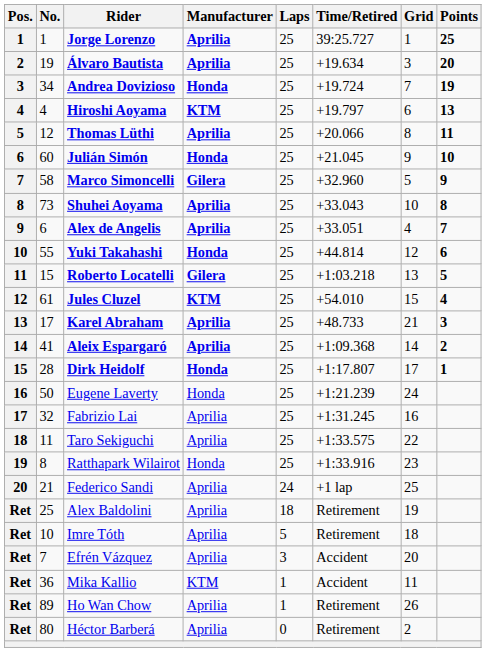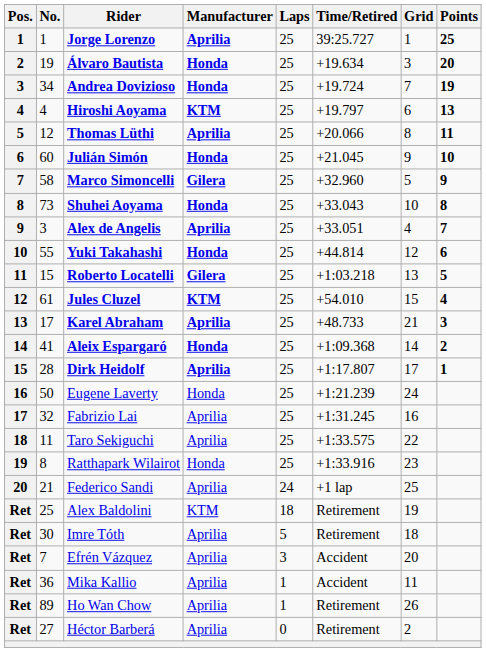(208, 63) Aprilia -> (207, 63) Honda
(208, 204) Aprilia -> (207, 204) Honda
(43, 228) 6 -> (43, 228) 3
(208, 346) Aprilia -> (207, 346) Honda
(207, 369) Honda -> (208, 369) Aprilia
(207, 511) Aprilia -> (203, 511) KTM
(47, 534) 10 -> (47, 534) 30
(203, 581) KTM -> (207, 581) Aprilia
(47, 628) 80 -> (47, 628) 27
